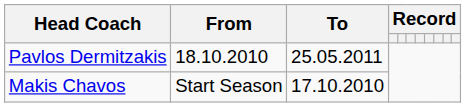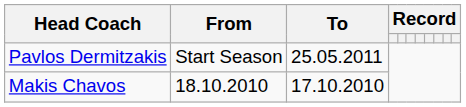(222, 57) 18.10.2010 -> (229, 57) Start Season
(229, 86) Start Season -> (222, 86) 18.10.2010
